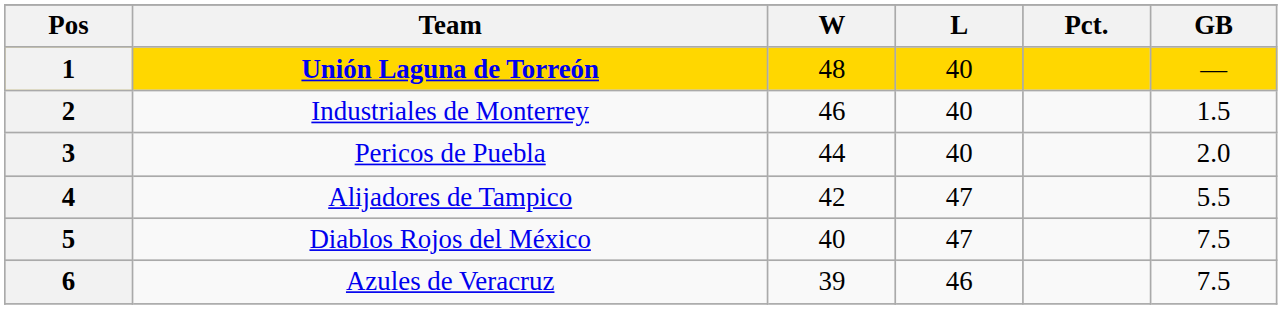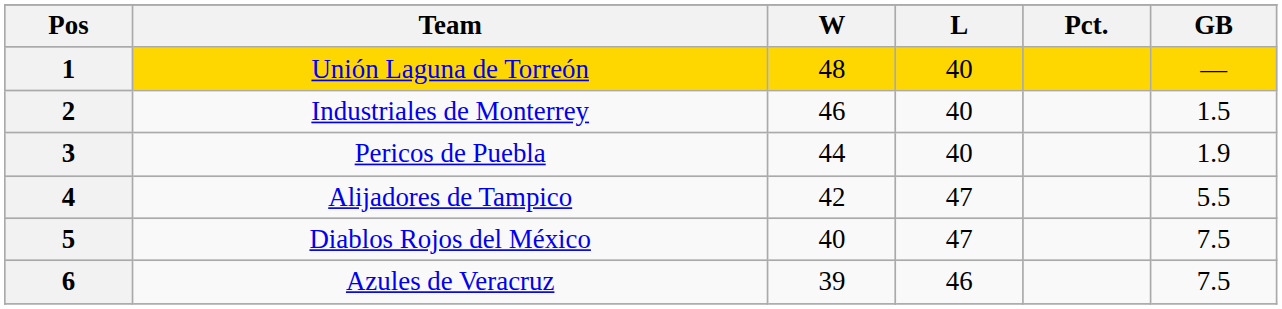(450, 68) bold -> (450, 68) normal
(1214, 153) 2.0 -> (1214, 153) 1.9
